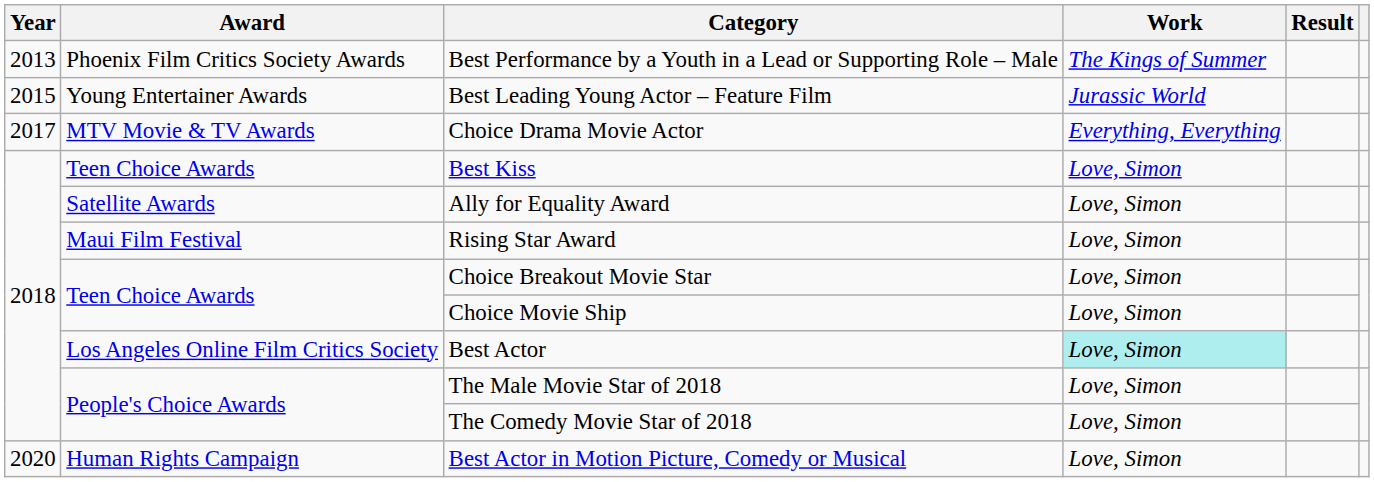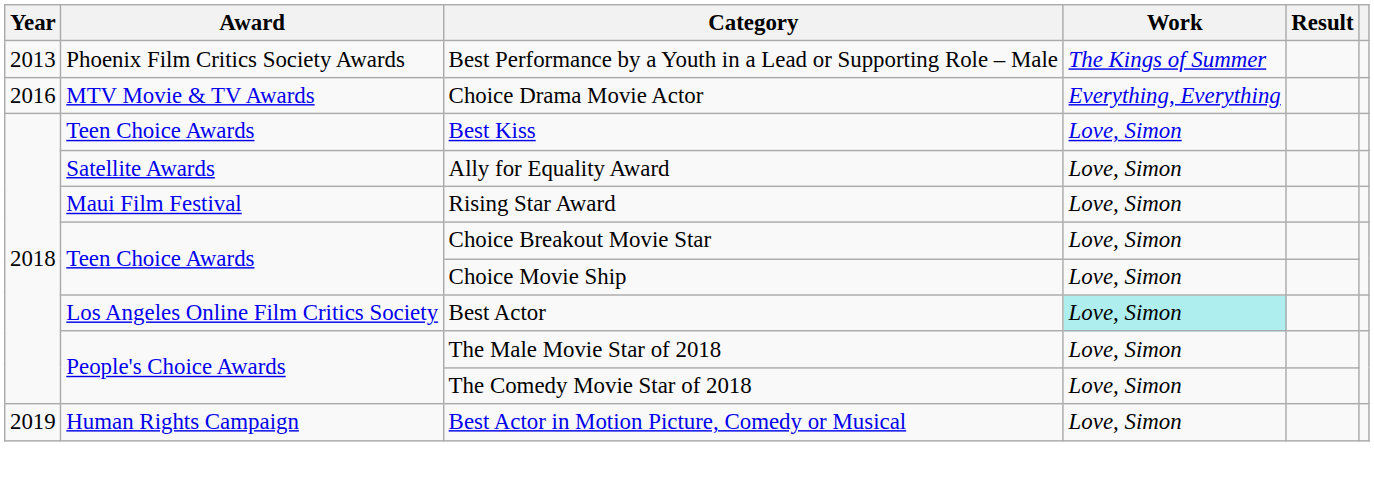- row: (640, 95)
(33, 131) 2017 -> (33, 95) 2016
(33, 458) 2020 -> (33, 421) 2019
